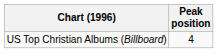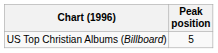(191, 39) 4 -> (191, 39) 5
